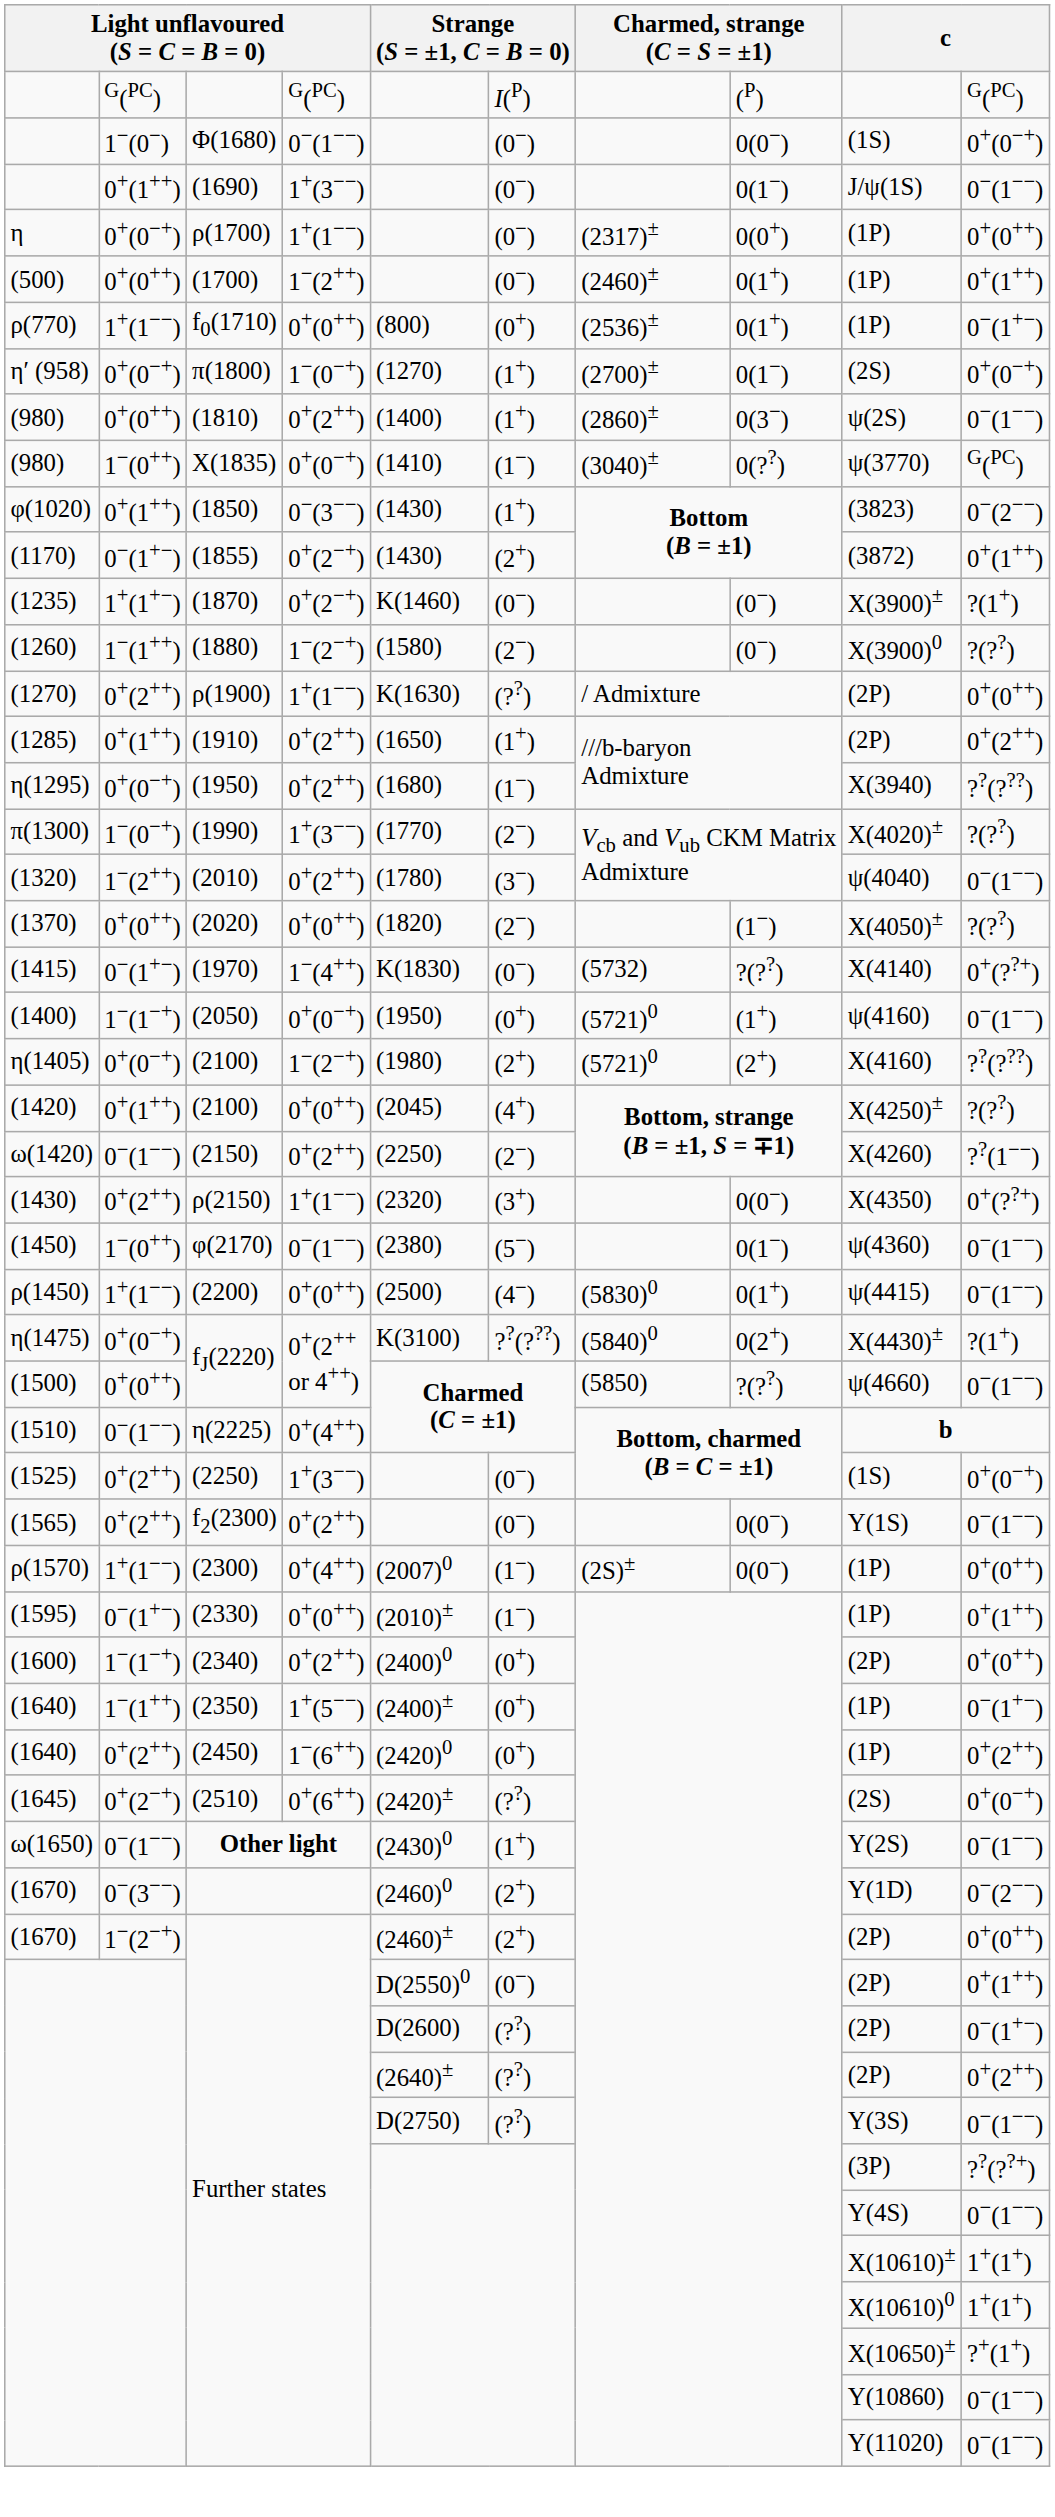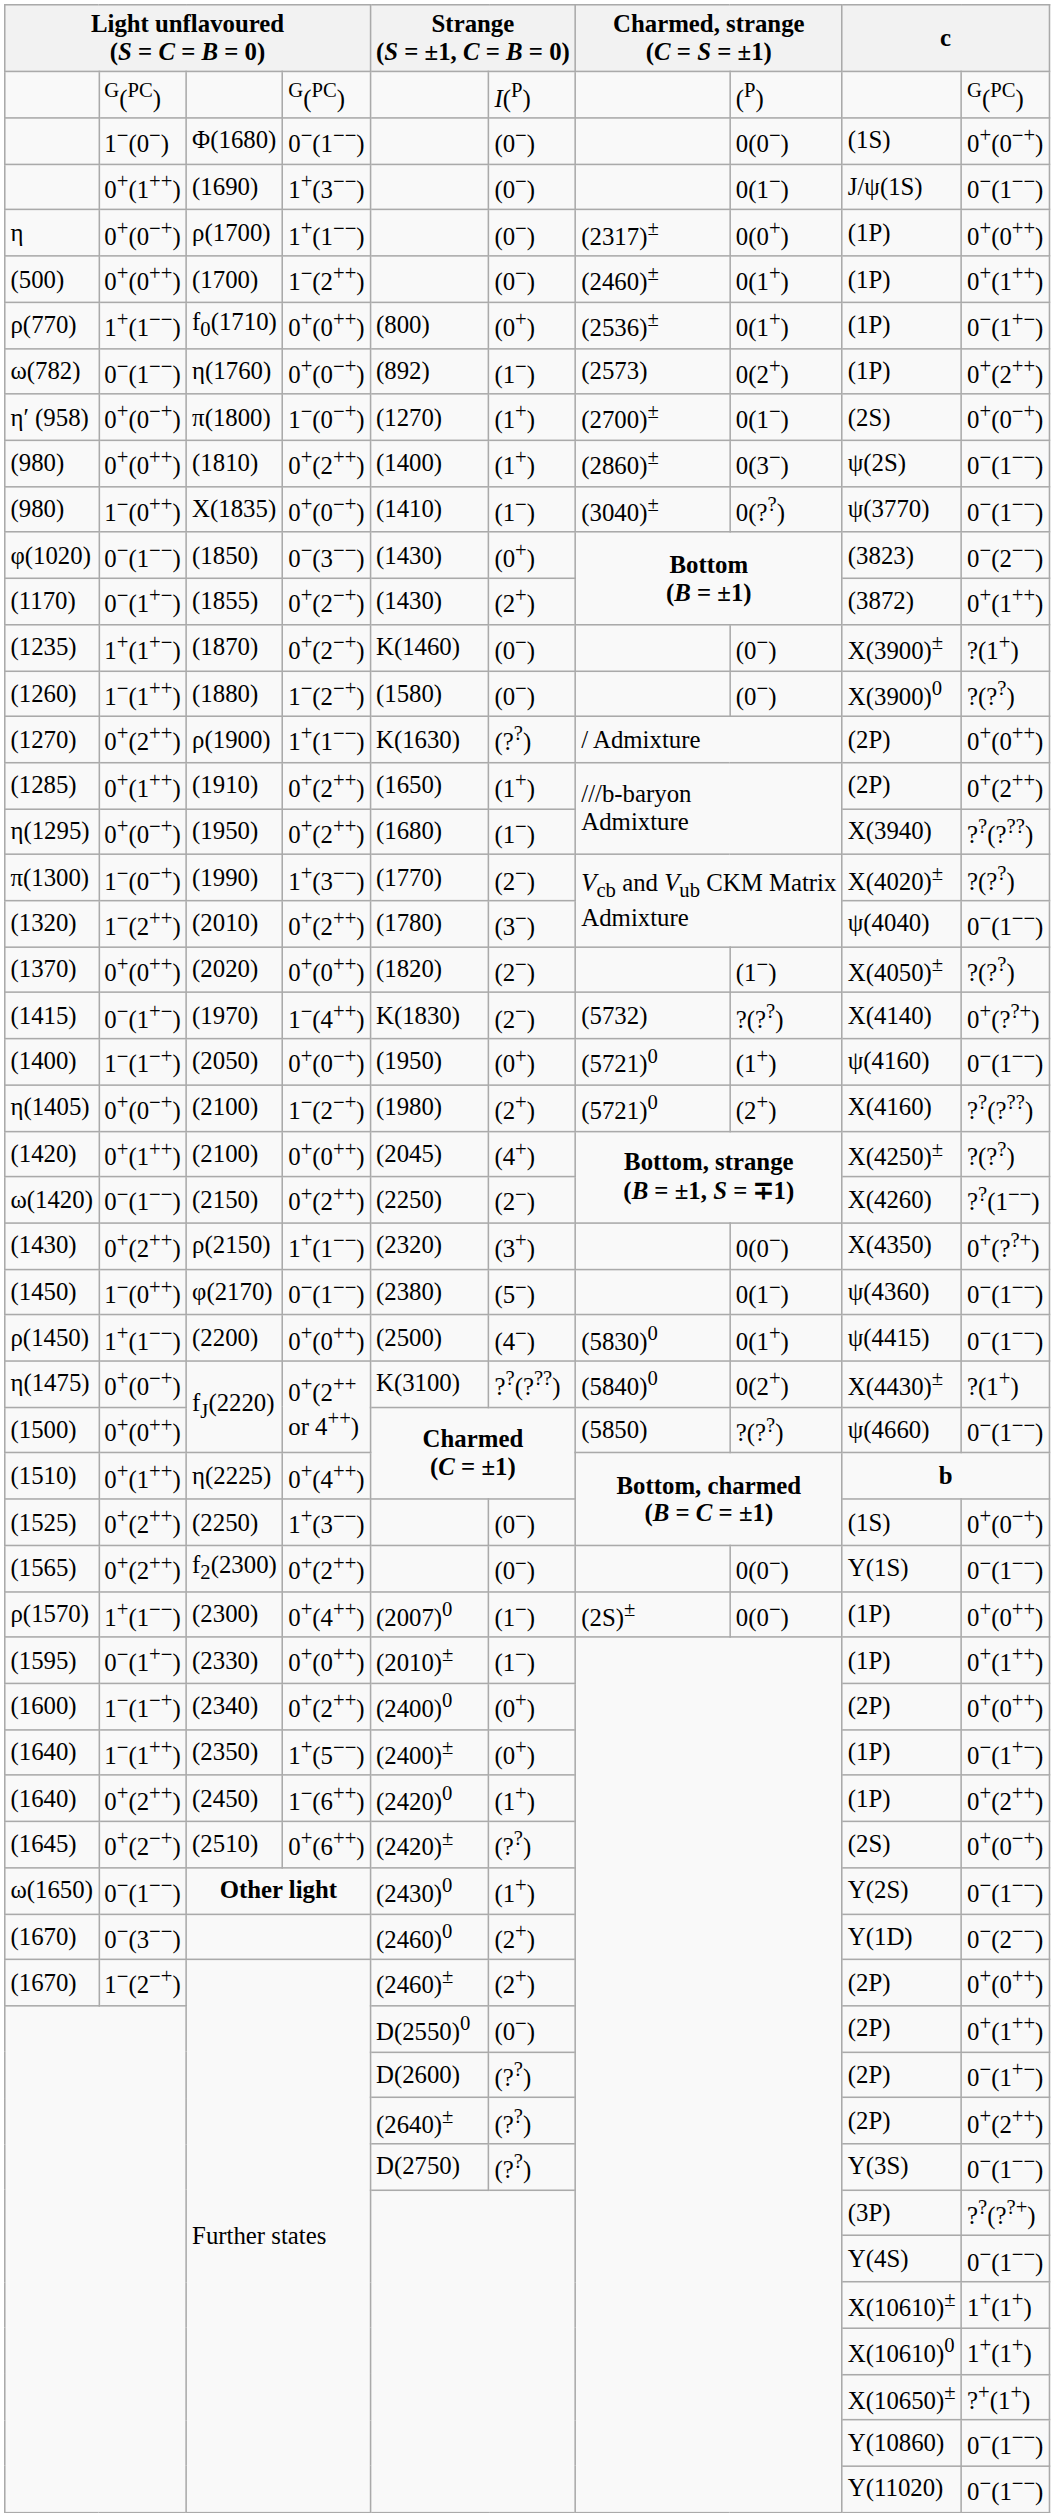+ row: (46, 370)
(995, 463) G(PC) -> (1005, 509) 0−(1−−)
(143, 509) 0+(1++) -> (143, 555) 0−(1−−)
(515, 509) (1+) -> (515, 555) (0+)
(515, 647) (2−) -> (515, 693) (0−)
(515, 969) (0−) -> (515, 1015) (2−)
(143, 1429) 0−(1−−) -> (143, 1475) 0+(1++)
(515, 1752) (0+) -> (515, 1798) (1+)
